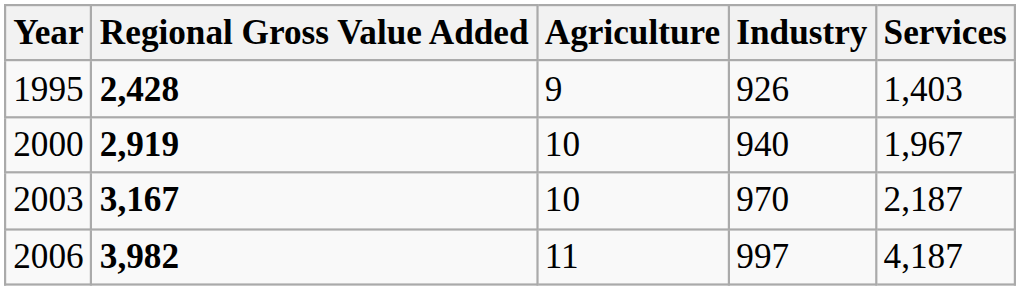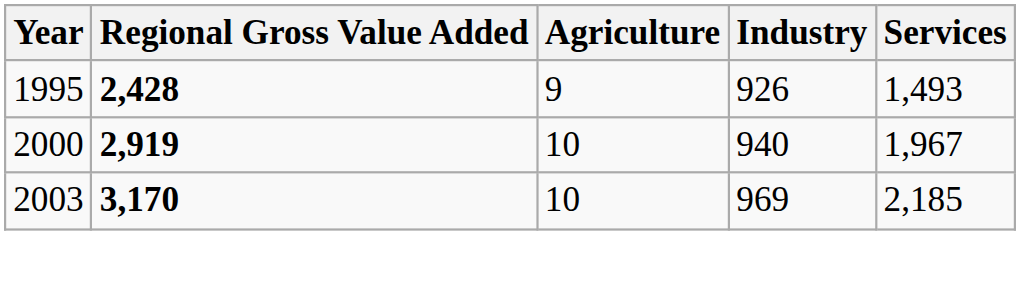(923, 88) 1,403 -> (923, 88) 1,493
(139, 199) 3,167 -> (139, 199) 3,170
(763, 199) 970 -> (763, 199) 969
(923, 199) 2,187 -> (923, 199) 2,185
- row: (48, 255)
